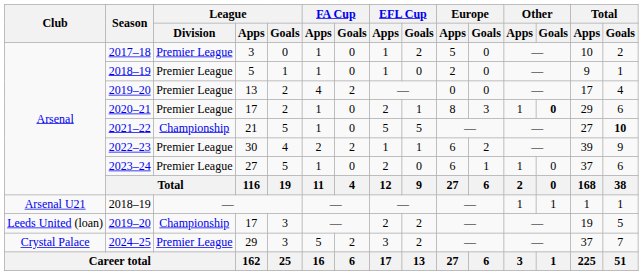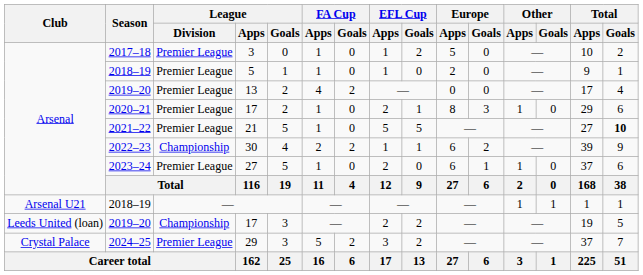(553, 109) bold -> (553, 109) normal
(194, 128) Championship -> (194, 128) Premier League
(194, 147) Premier League -> (194, 147) Championship
